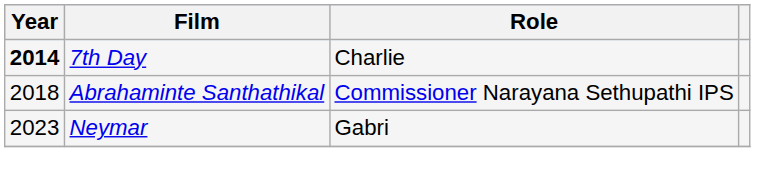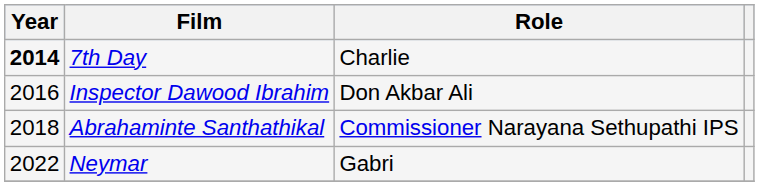+ row: (199, 92)
(35, 127) 2023 -> (35, 163) 2022
